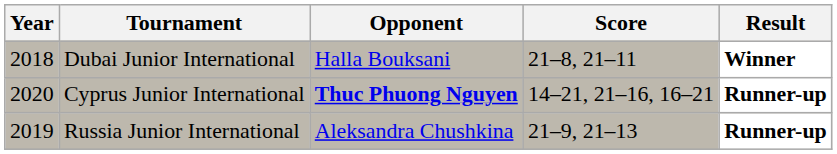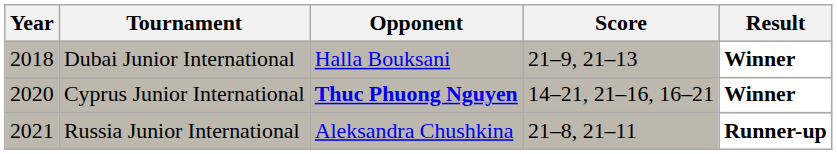(582, 59) 21–8, 21–11 -> (583, 59) 21–9, 21–13
(775, 95) Runner-up -> (760, 95) Winner
(32, 131) 2019 -> (32, 131) 2021
(583, 131) 21–9, 21–13 -> (582, 131) 21–8, 21–11
